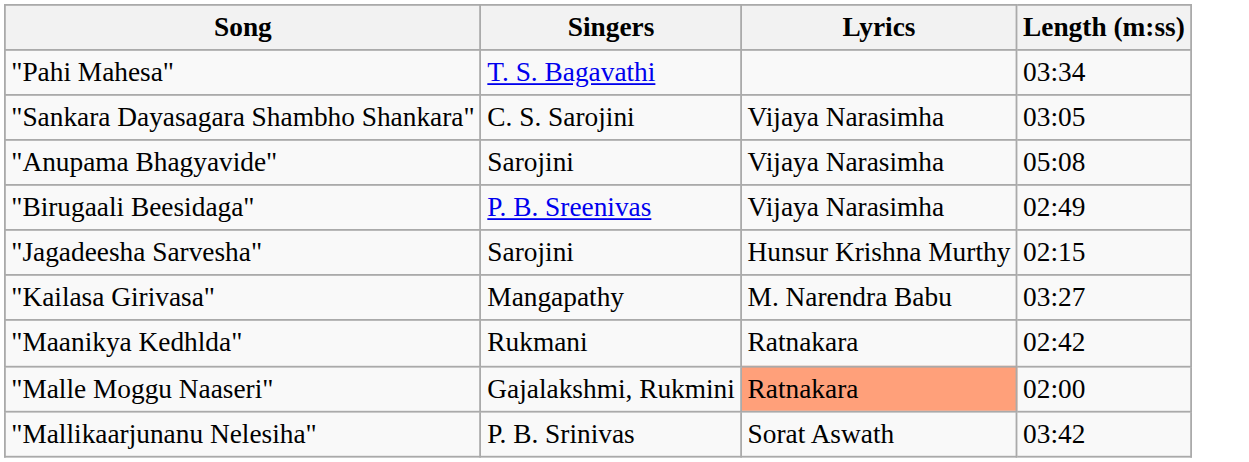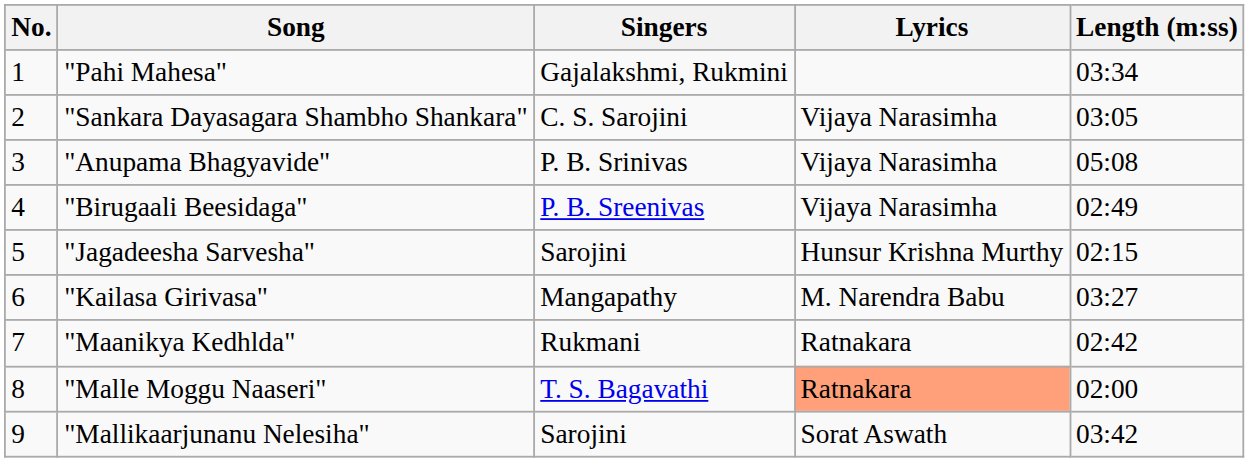+ column: (31, 27)
(571, 72) T. S. Bagavathi -> (664, 72) Gajalakshmi, Rukmini
(531, 162) Sarojini -> (614, 162) P. B. Srinivas
(611, 388) Gajalakshmi, Rukmini -> (624, 388) T. S. Bagavathi
(561, 433) P. B. Srinivas -> (584, 433) Sarojini
